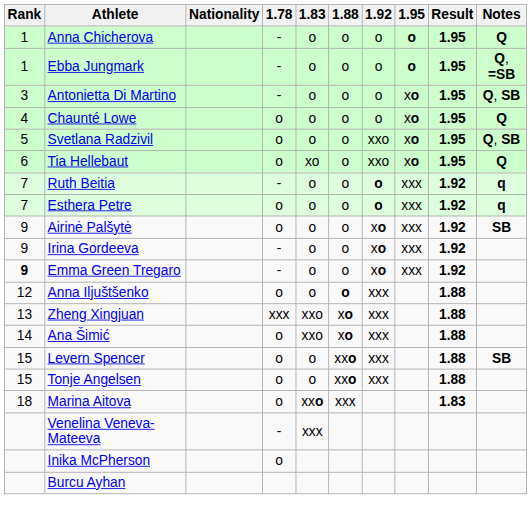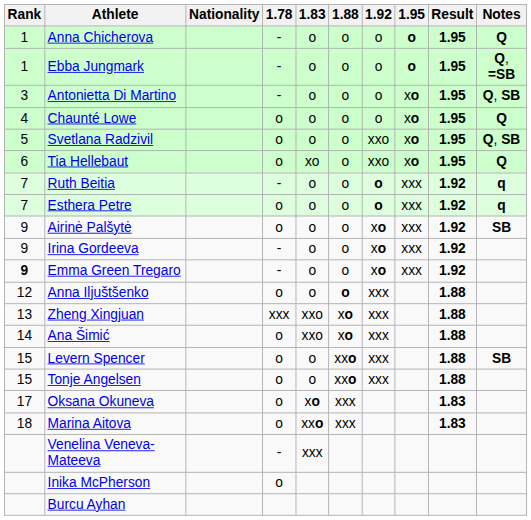+ row: (101, 401)
